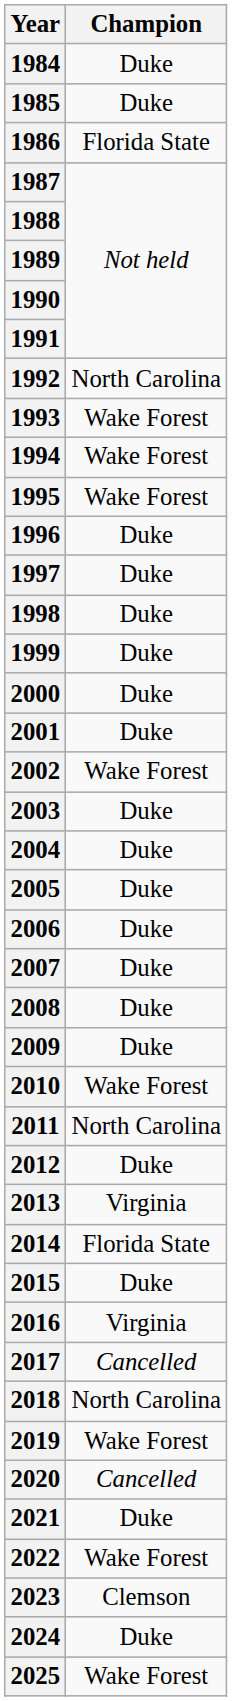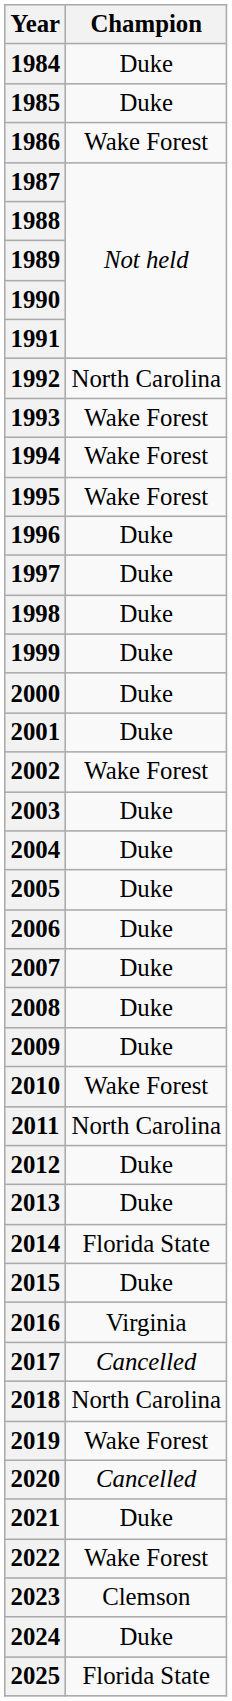(146, 142) Florida State -> (146, 142) Wake Forest
(146, 1204) Virginia -> (146, 1204) Duke
(146, 1676) Wake Forest -> (146, 1676) Florida State
